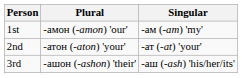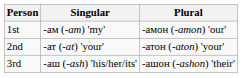columns swapped: (188, 13) <-> (90, 13)
